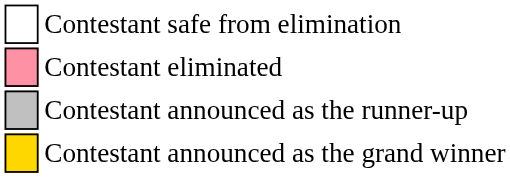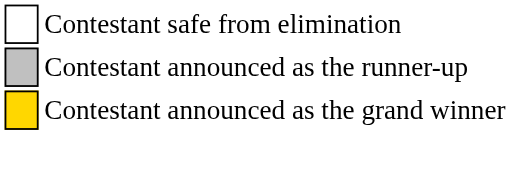- row: (163, 66)
